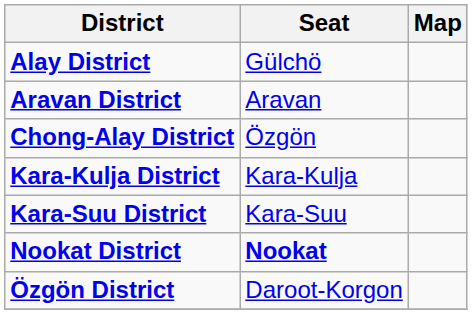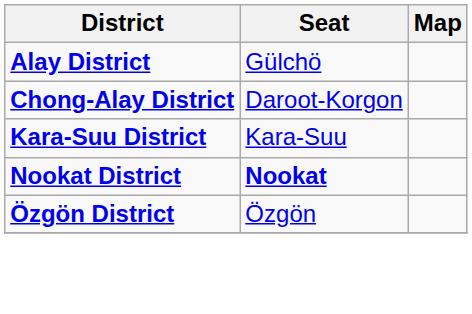- row: (96, 99)
(281, 137) Özgön -> (324, 99) Daroot-Korgon
- row: (115, 175)
(324, 289) Daroot-Korgon -> (281, 213) Özgön
